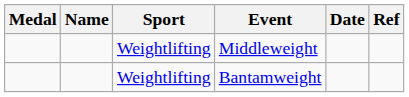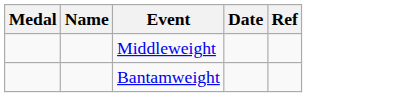- column: (164, 19)
